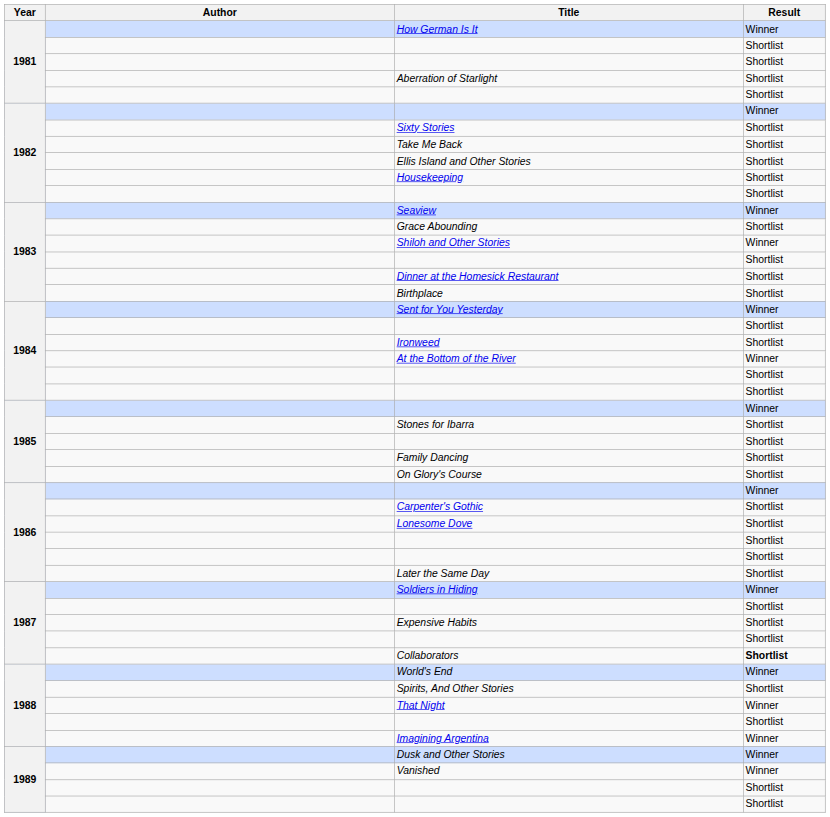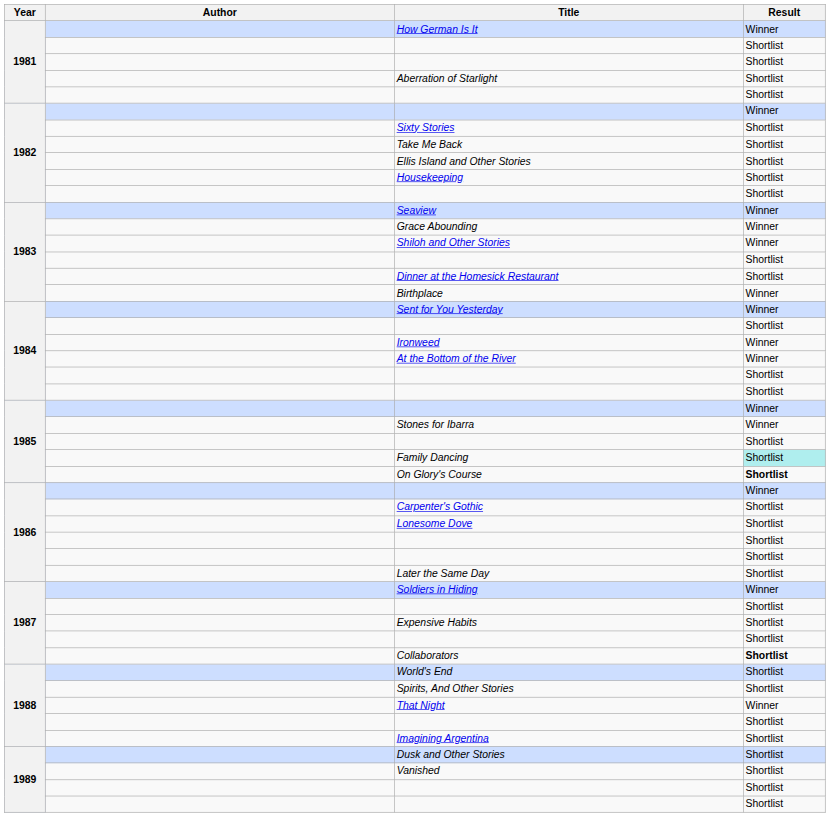(764, 227) Shortlist -> (762, 227) Winner
(764, 293) Shortlist -> (762, 293) Winner
(764, 342) Shortlist -> (762, 342) Winner
(764, 425) Shortlist -> (762, 425) Winner
(764, 458) no background -> (764, 458) paleturquoise background
(764, 474) normal -> (767, 474) bold
(762, 672) Winner -> (764, 672) Shortlist
(762, 738) Winner -> (764, 738) Shortlist
(762, 754) Winner -> (764, 754) Shortlist
(762, 771) Winner -> (764, 771) Shortlist
